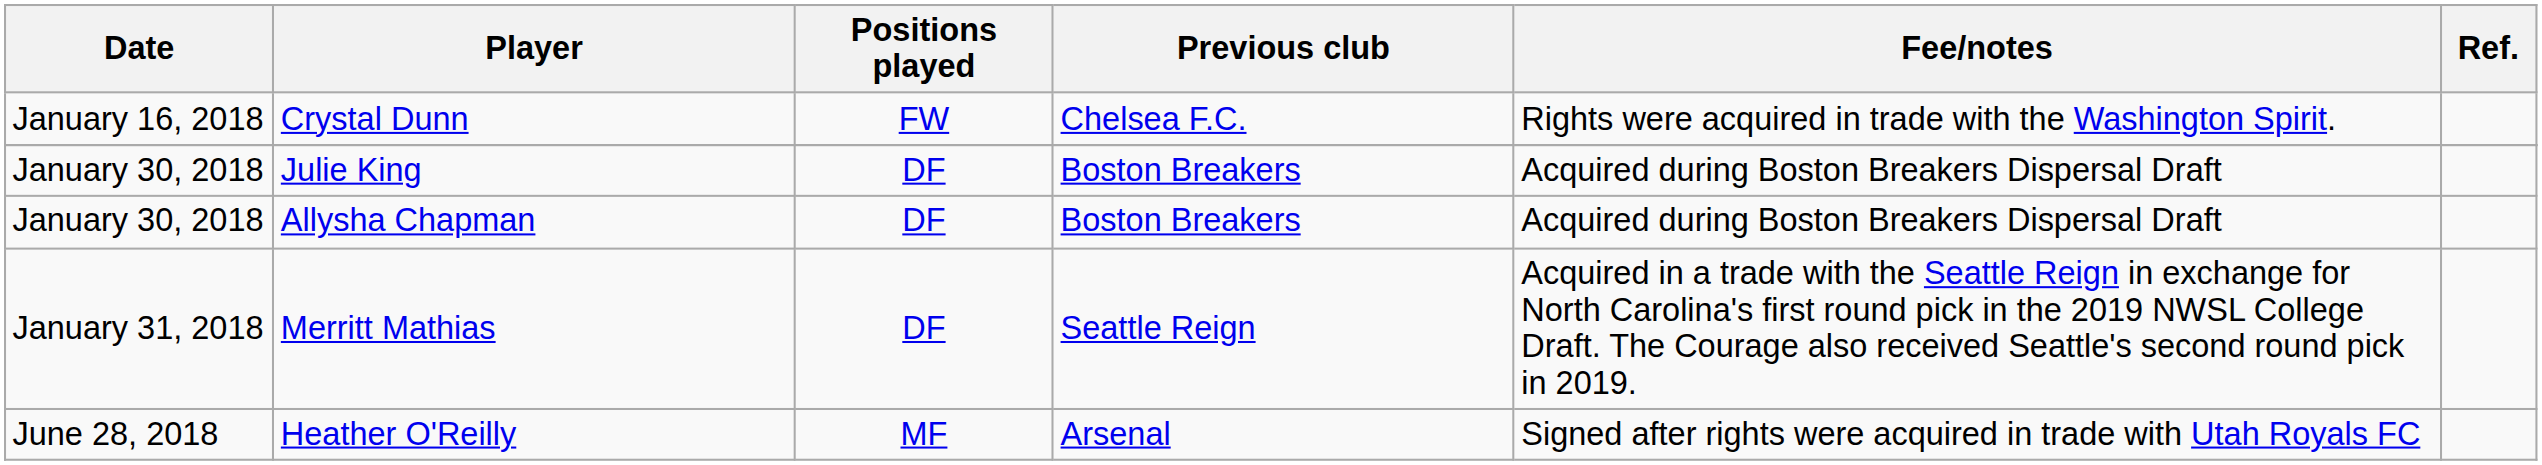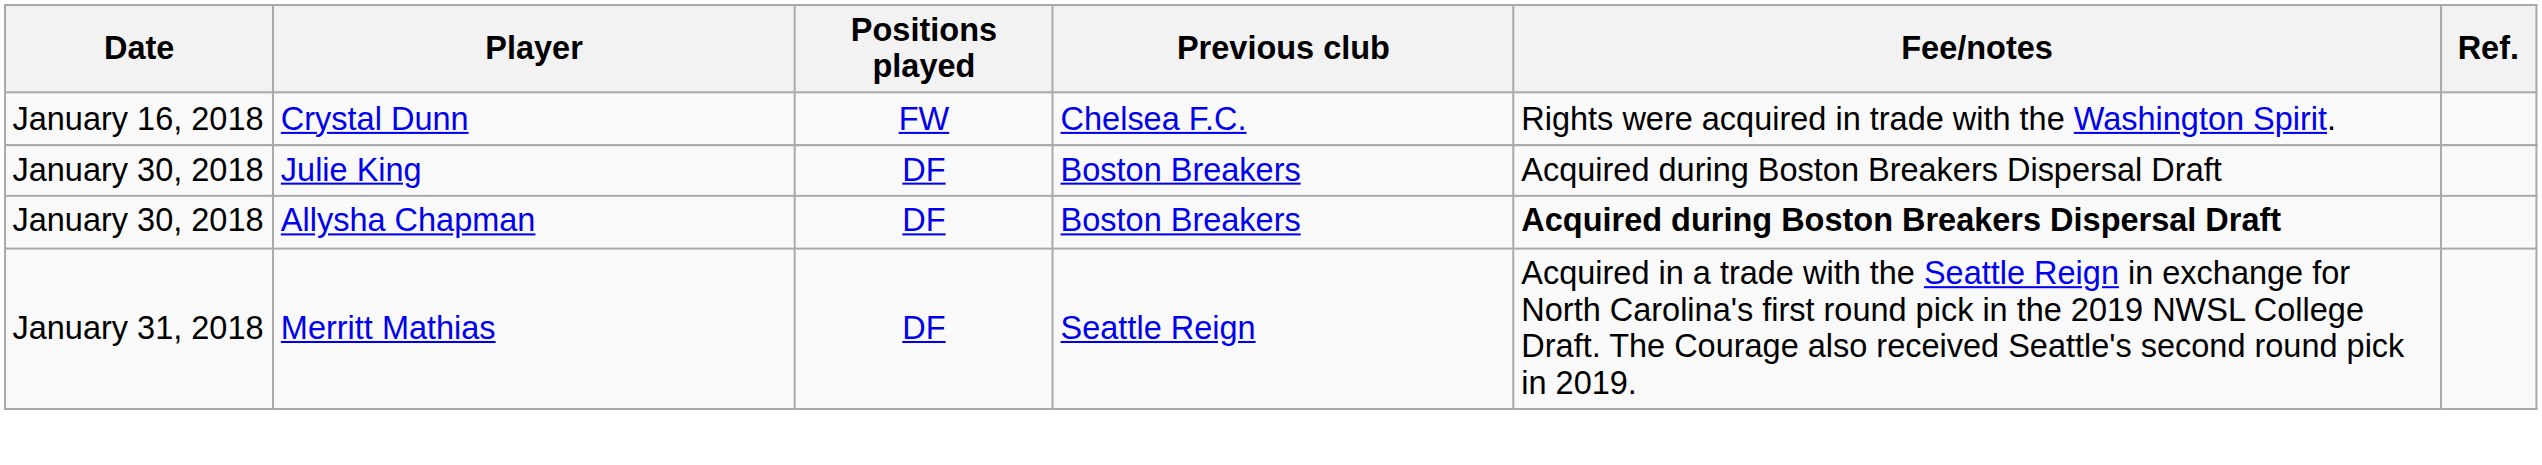(1872, 221) normal -> (1901, 221) bold
- row: (399, 433)
